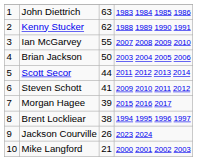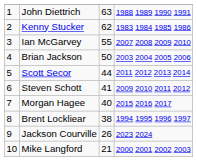(153, 12) 1983 1984 1985 1986 -> (153, 12) 1988 1989 1990 1991
(153, 27) 1988 1989 1990 1991 -> (153, 27) 1983 1984 1985 1986
(107, 103) 39 -> (107, 103) 40
